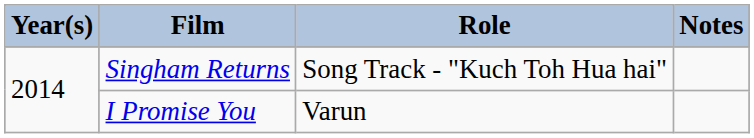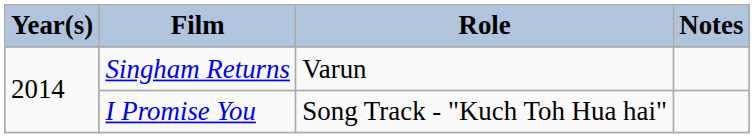(485, 68) Song Track - "Kuch Toh Hua hai" -> (334, 68) Varun
(334, 111) Varun -> (485, 111) Song Track - "Kuch Toh Hua hai"
